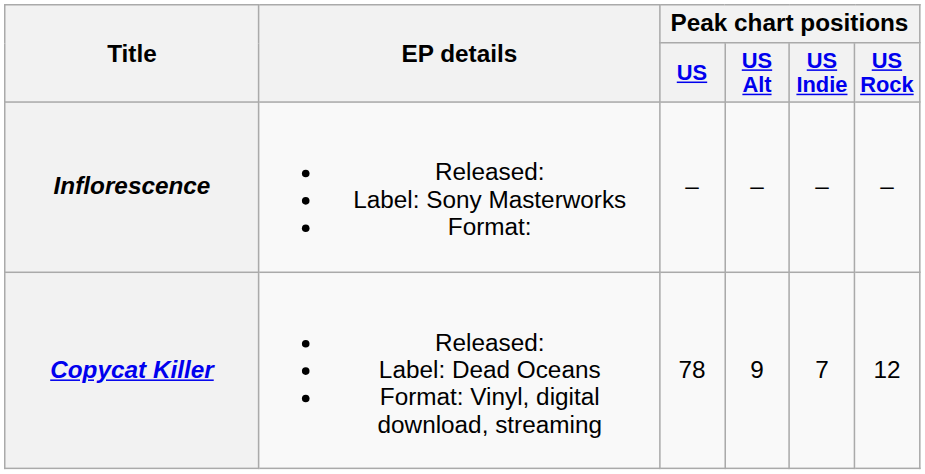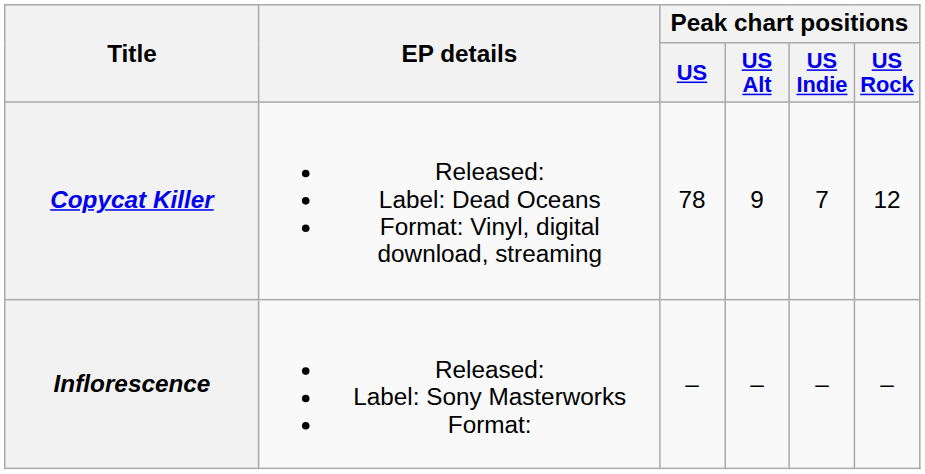rows swapped: (132, 369) <-> (132, 186)
